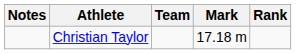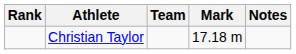columns swapped: (270, 15) <-> (27, 15)
